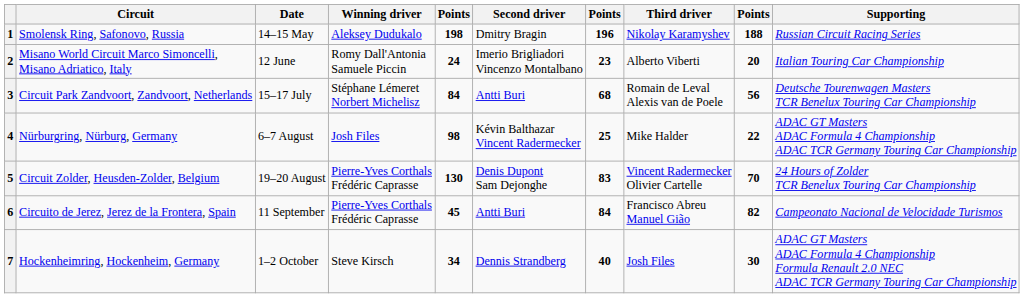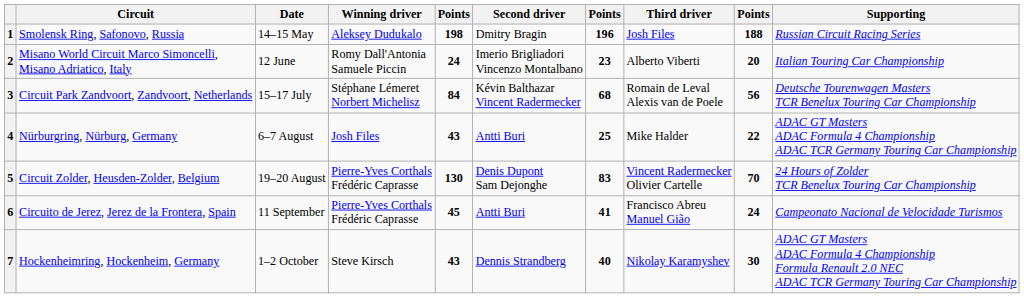(678, 34) Nikolay Karamyshev -> (651, 34) Josh Files
(500, 95) Antti Buri -> (528, 95) Kévin Balthazar Vincent Radermecker
(454, 136) 98 -> (454, 136) 43
(528, 136) Kévin Balthazar Vincent Radermecker -> (500, 136) Antti Buri
(605, 212) 84 -> (605, 212) 41
(753, 212) 82 -> (753, 212) 24
(454, 260) 34 -> (454, 260) 43
(651, 260) Josh Files -> (678, 260) Nikolay Karamyshev
